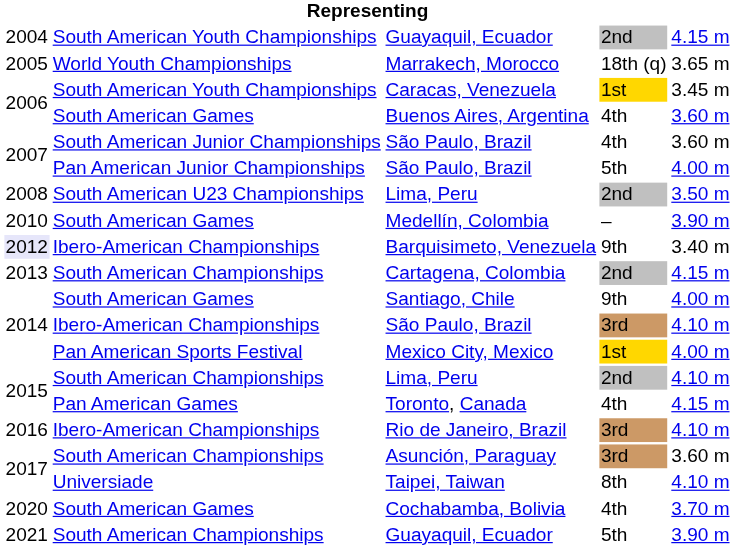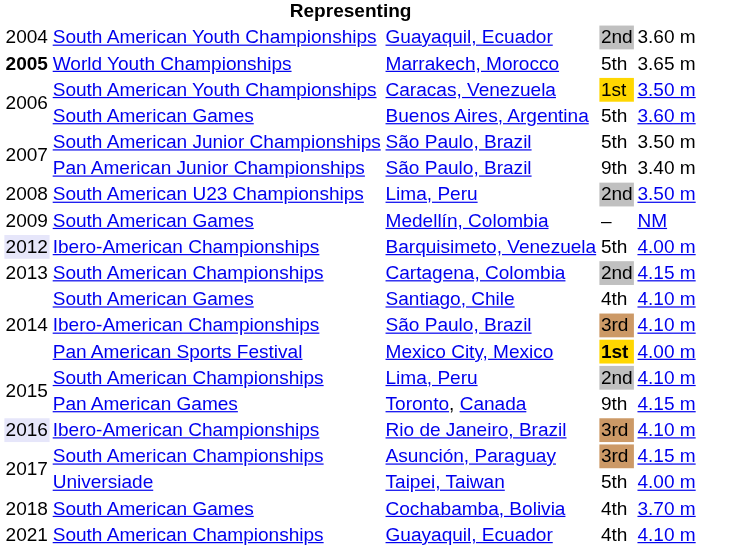(700, 37) 4.15 m -> (667, 37) 3.60 m
(27, 63) normal -> (27, 63) bold
(634, 63) 18th (q) -> (614, 63) 5th
(700, 89) 3.45 m -> (667, 89) 3.50 m
(614, 115) 4th -> (614, 115) 5th
(614, 142) 4th -> (614, 142) 5th
(700, 142) 3.60 m -> (667, 142) 3.50 m
(614, 168) 5th -> (614, 168) 9th
(700, 168) 4.00 m -> (667, 168) 3.40 m
(27, 220) 2010 -> (27, 220) 2009
(700, 220) 3.90 m -> (652, 220) NM
(614, 246) 9th -> (614, 246) 5th
(700, 246) 3.40 m -> (667, 246) 4.00 m
(614, 299) 9th -> (614, 299) 4th
(700, 299) 4.00 m -> (667, 299) 4.10 m
(614, 351) normal -> (615, 351) bold
(614, 403) 4th -> (614, 403) 9th
(27, 430) no background -> (27, 430) lavender background
(700, 456) 3.60 m -> (667, 456) 4.15 m
(614, 482) 8th -> (614, 482) 5th
(700, 482) 4.10 m -> (667, 482) 4.00 m
(27, 508) 2020 -> (27, 508) 2018
(614, 534) 5th -> (614, 534) 4th
(700, 534) 3.90 m -> (667, 534) 4.10 m
